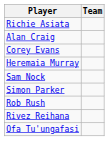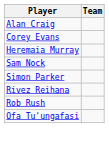- row: (38, 24)
rows swapped: (38, 116) <-> (26, 103)
